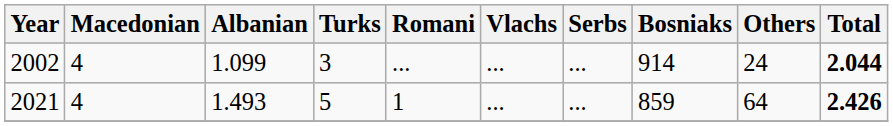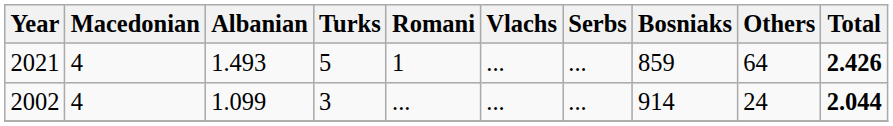rows swapped: (35, 62) <-> (35, 101)
